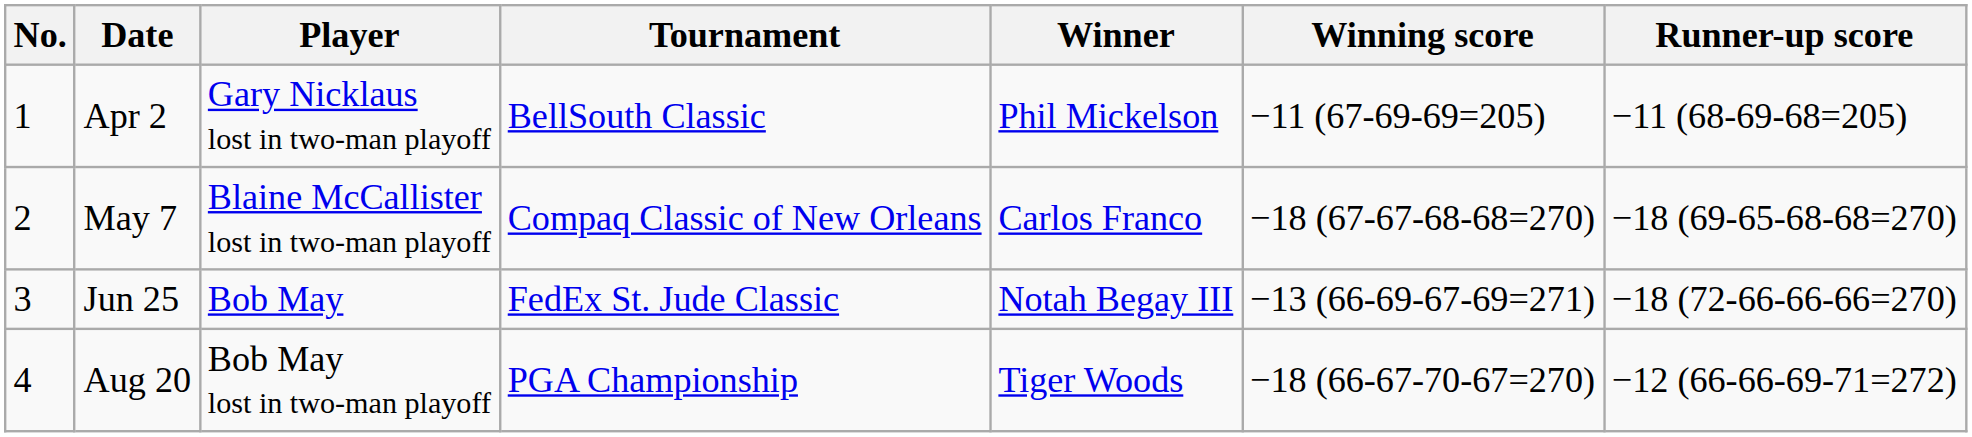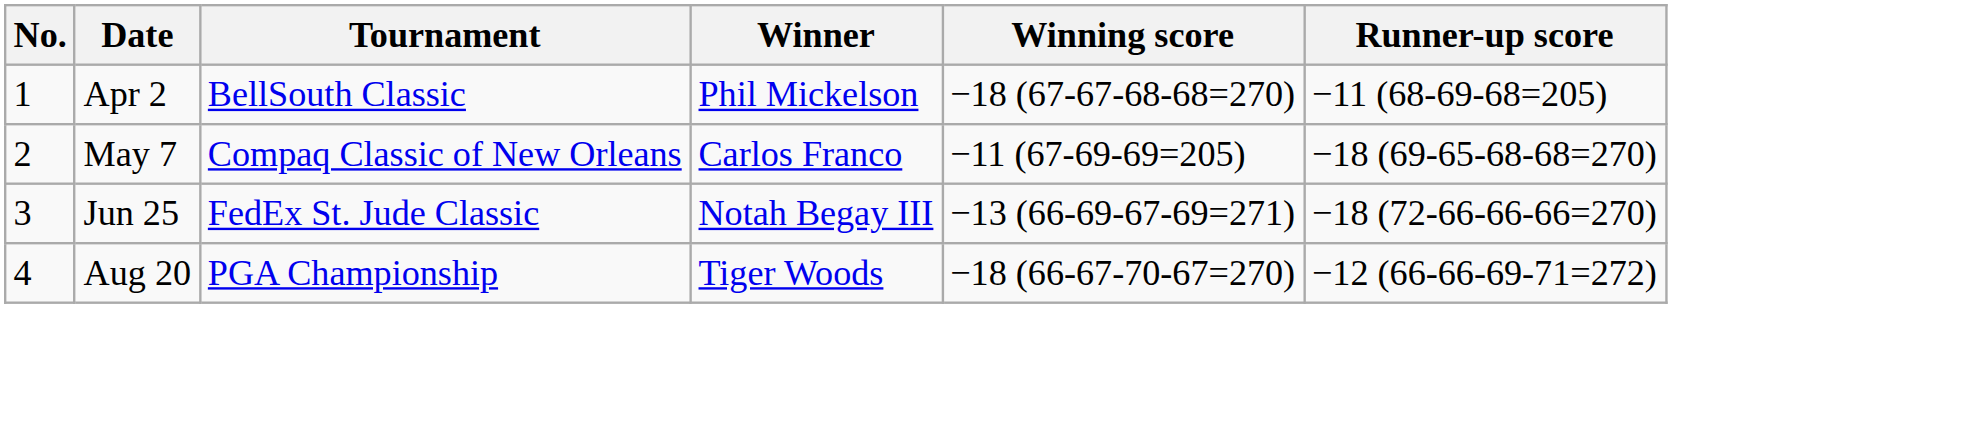- column: (349, 34)
(1398, 115) −11 (67-69-69=205) -> (1123, 94) −18 (67-67-68-68=270)
(1423, 218) −18 (67-67-68-68=270) -> (1098, 153) −11 (67-69-69=205)
